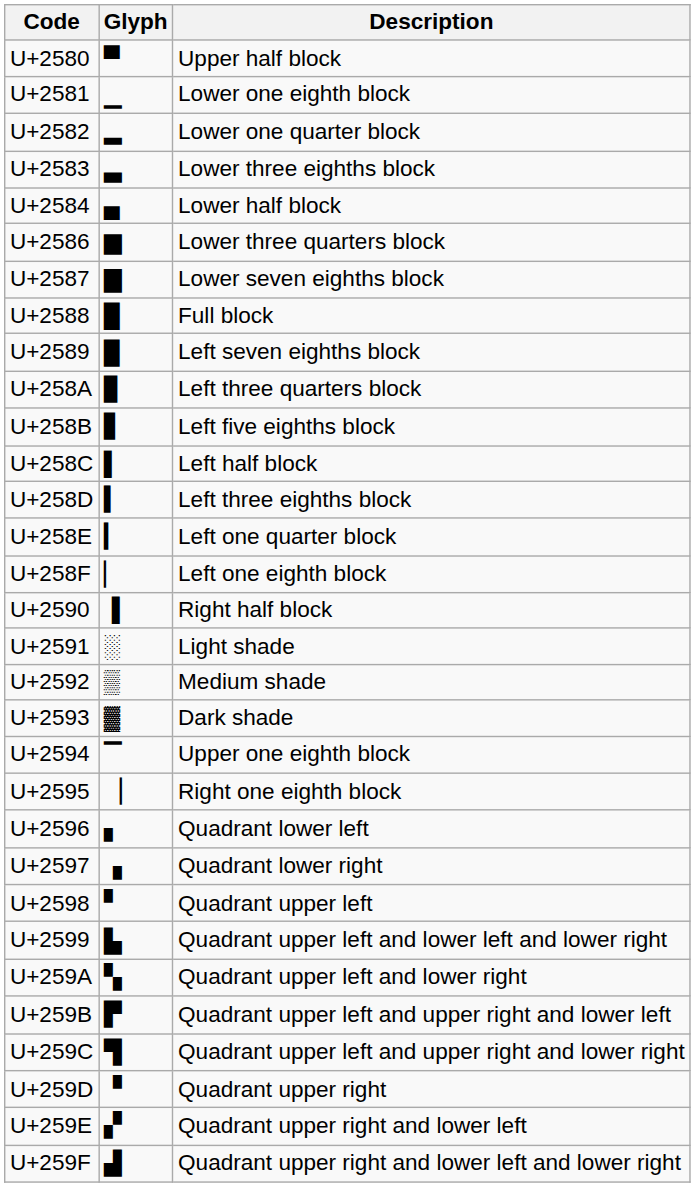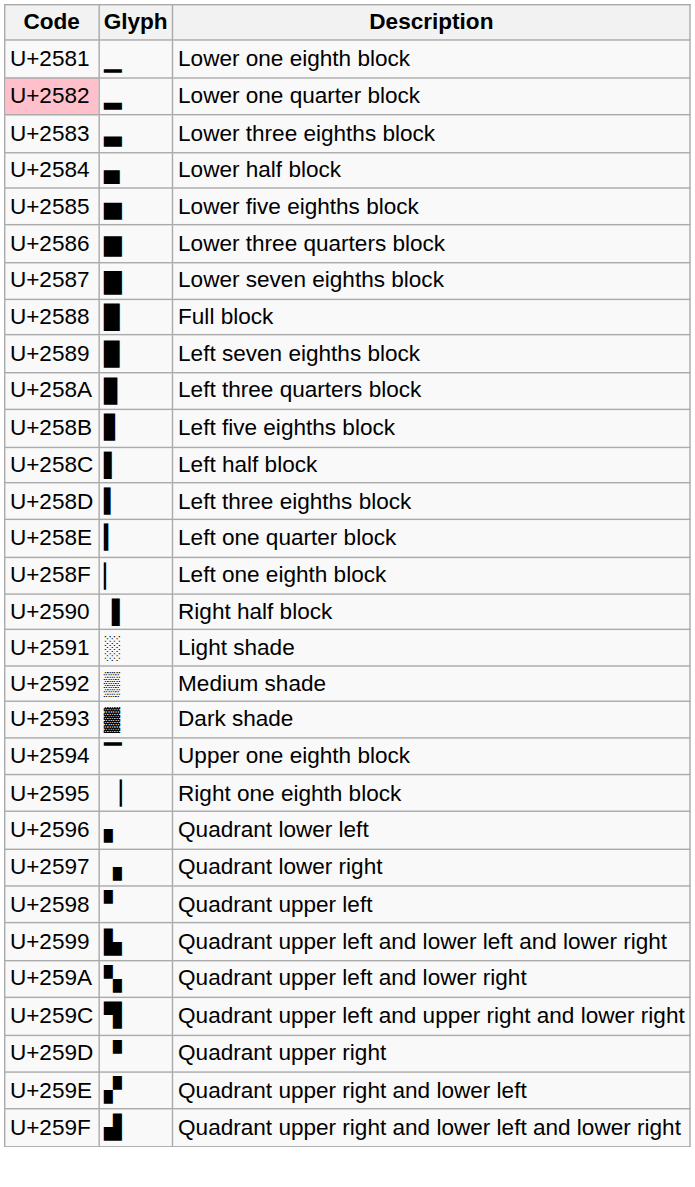- row: (260, 58)
(50, 131) no background -> (50, 96) pink background
+ row: (298, 206)
- row: (424, 1014)
